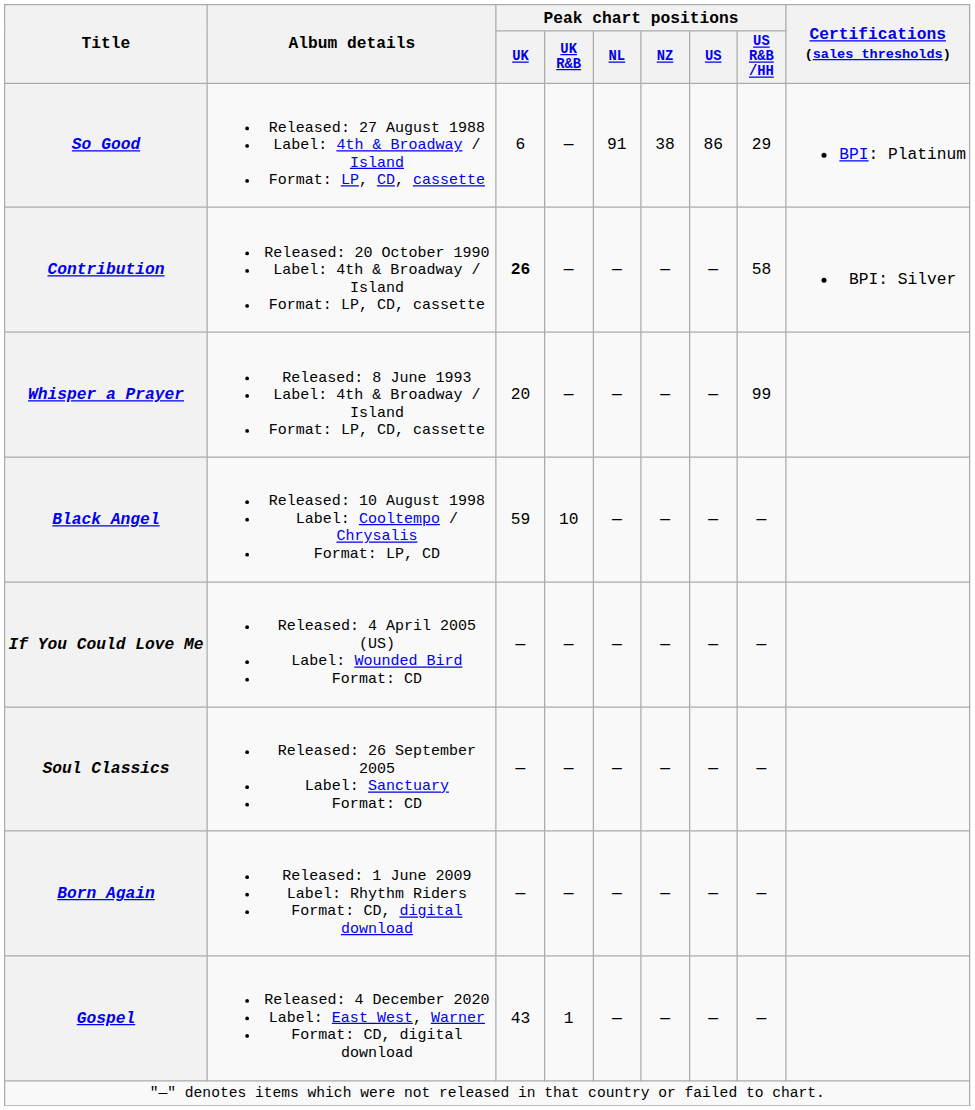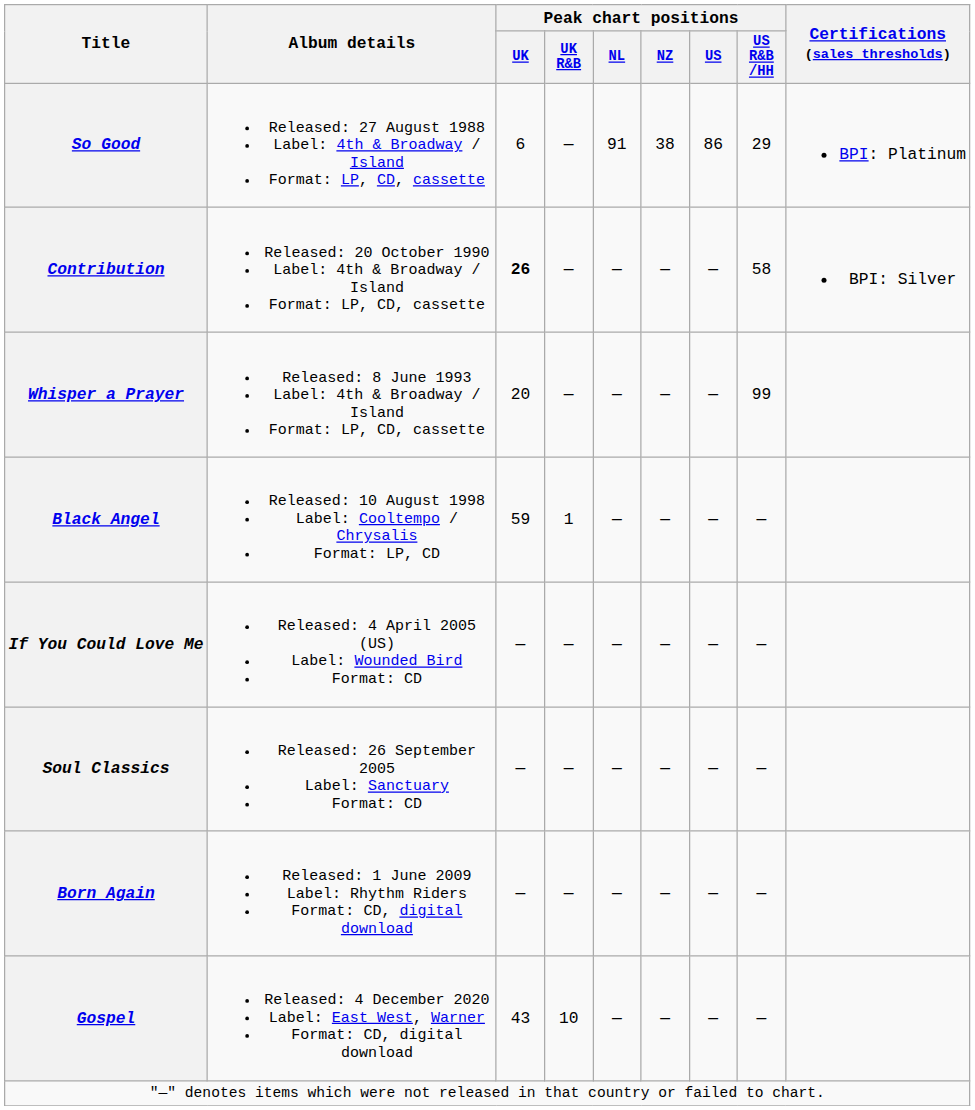(569, 519) 10 -> (569, 519) 1
(569, 1018) 1 -> (569, 1018) 10
